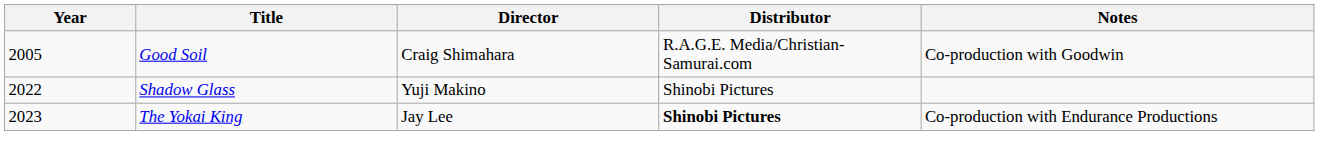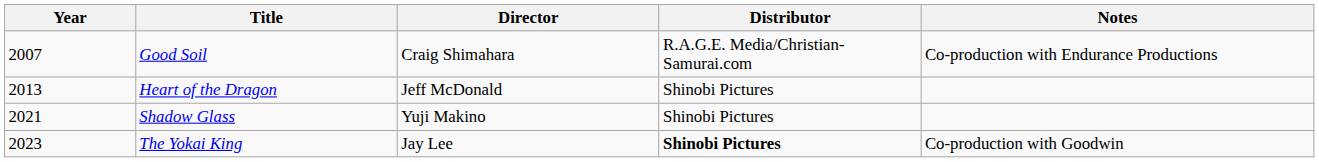(25, 53) 2005 -> (25, 53) 2007
(1024, 53) Co-production with Goodwin -> (1071, 53) Co-production with Endurance Productions
+ row: (208, 90)
(25, 90) 2022 -> (25, 116) 2021
(1071, 116) Co-production with Endurance Productions -> (1024, 143) Co-production with Goodwin
